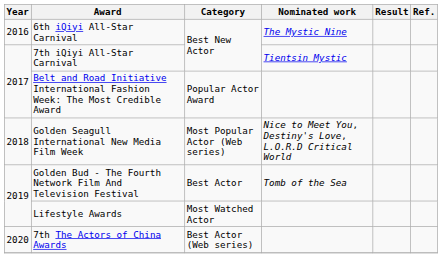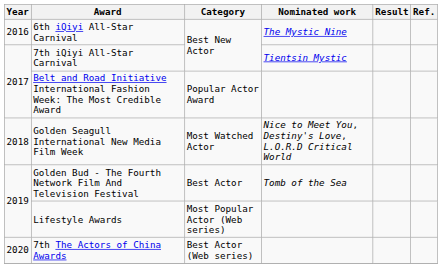(220, 141) Most Popular Actor (Web series) -> (220, 141) Most Watched Actor
(220, 214) Most Watched Actor -> (220, 219) Most Popular Actor (Web series)
